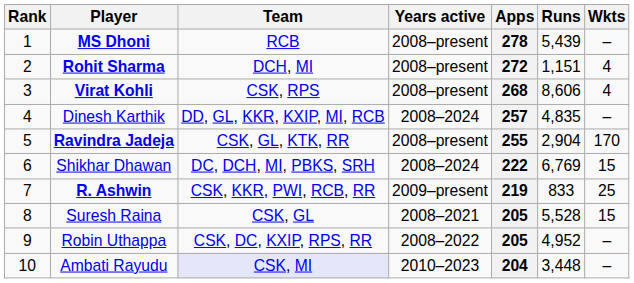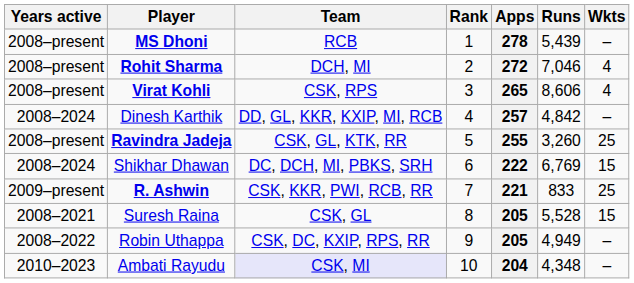columns swapped: (27, 16) <-> (440, 16)
(561, 66) 1,151 -> (561, 66) 7,046
(515, 91) 268 -> (515, 91) 265
(561, 116) 4,835 -> (561, 116) 4,842
(561, 141) 2,904 -> (561, 141) 3,260
(607, 141) 170 -> (607, 141) 25
(515, 191) 219 -> (515, 191) 221
(561, 240) 4,952 -> (561, 240) 4,949
(561, 265) 3,448 -> (561, 265) 4,348
